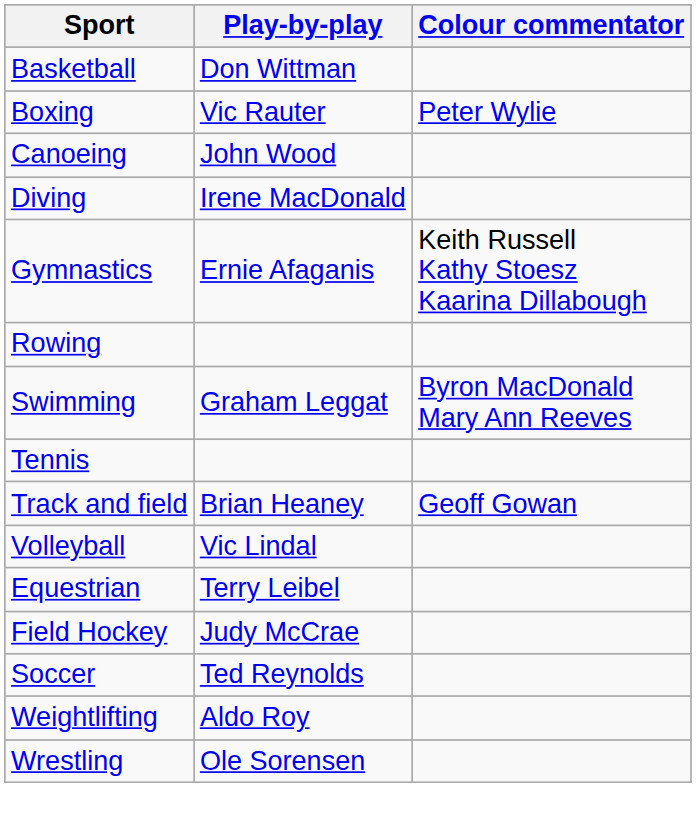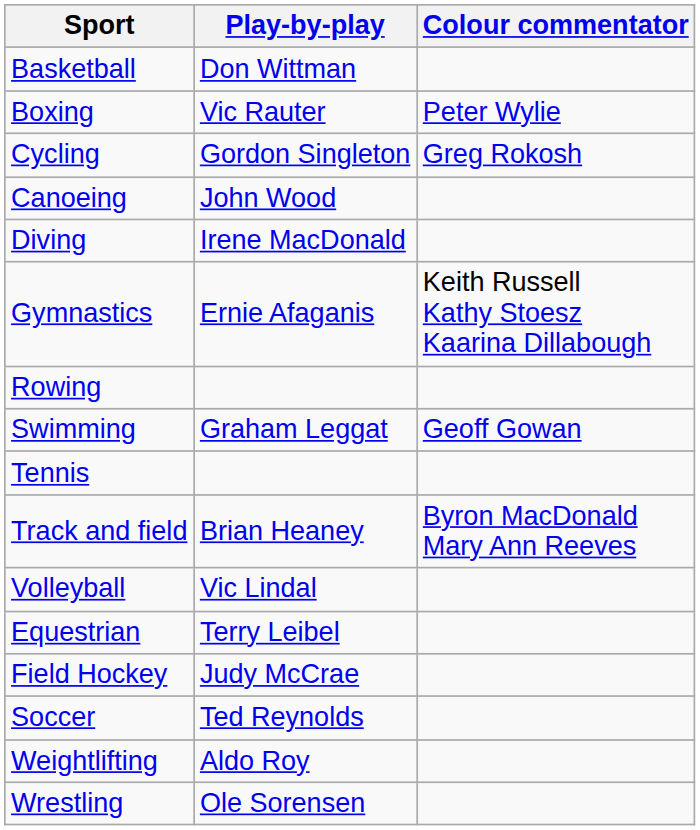+ row: (55, 154)
(526, 402) Byron MacDonald Mary Ann Reeves -> (502, 429) Geoff Gowan
(498, 503) Geoff Gowan -> (530, 530) Byron MacDonald Mary Ann Reeves
